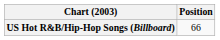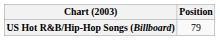(196, 27) 66 -> (196, 27) 79
